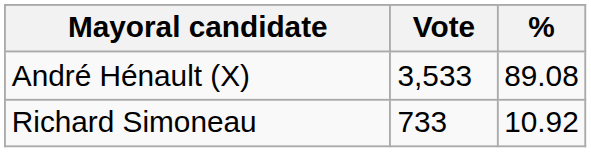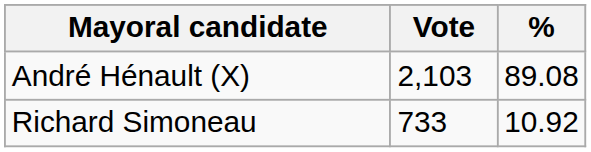(435, 75) 3,533 -> (435, 75) 2,103
